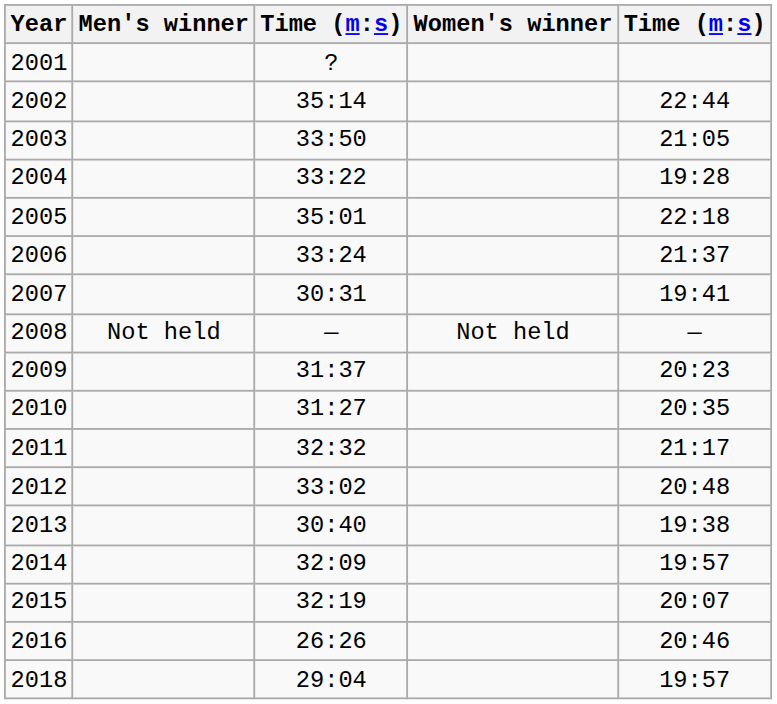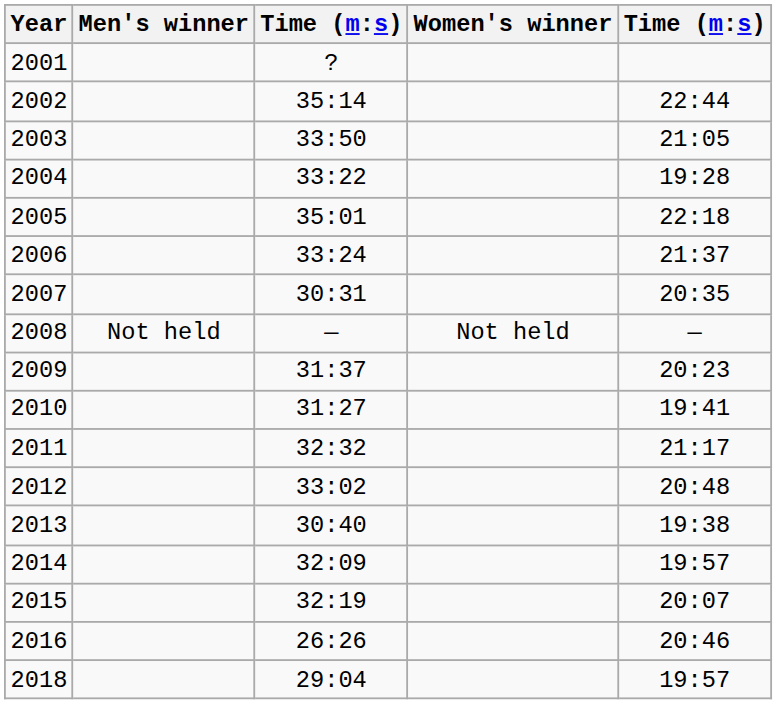(695, 294) 19:41 -> (695, 294) 20:35
(695, 410) 20:35 -> (695, 410) 19:41
